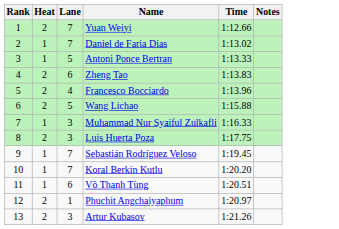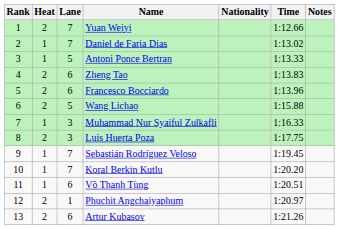+ column: (245, 12)
(70, 91) 4 -> (70, 91) 6
(70, 216) 3 -> (70, 216) 6
